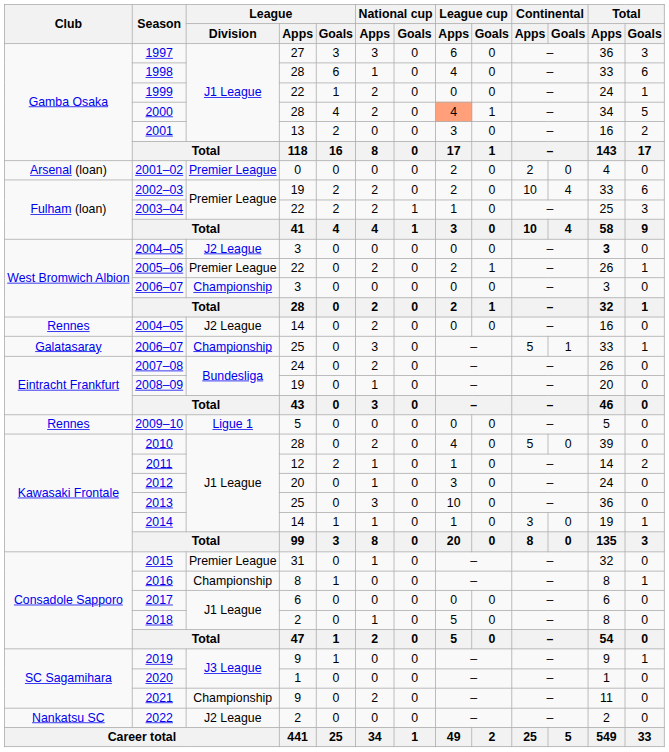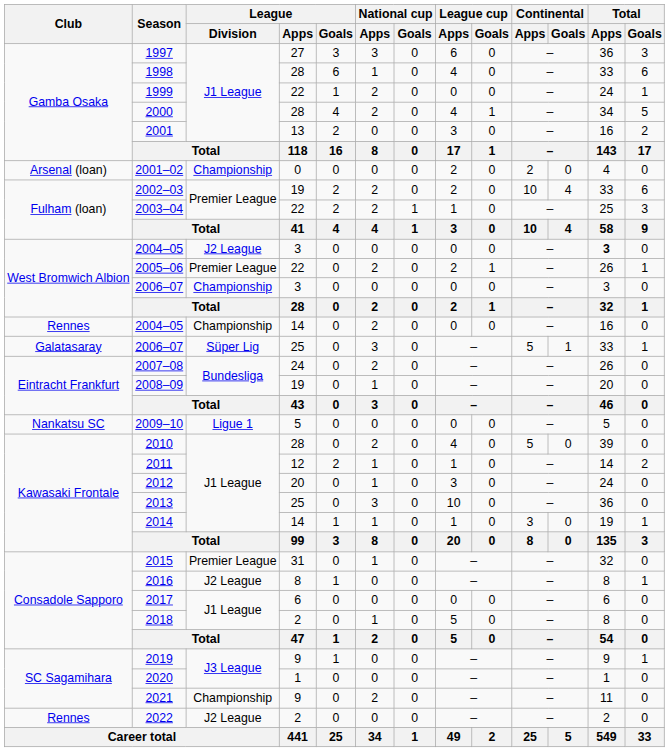(454, 111) lightsalmon background -> (454, 111) no background
(233, 170) Premier League -> (233, 170) Championship
(233, 326) J2 League -> (233, 326) Championship
(233, 346) Championship -> (233, 346) Süper Lig
(68, 424) Rennes -> (68, 424) Nankatsu SC
(233, 580) Championship -> (233, 580) J2 League
(68, 717) Nankatsu SC -> (68, 717) Rennes
